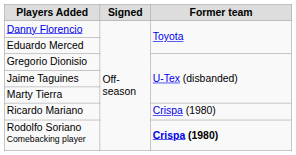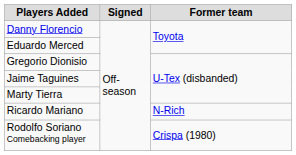(184, 111) Crispa (1980) -> (169, 111) N-Rich
(185, 135) bold -> (184, 135) normal
